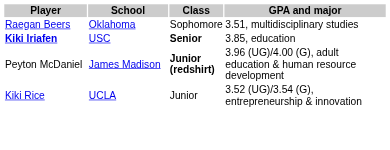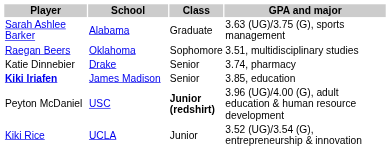+ row: (35, 30)
+ row: (40, 64)
(100, 39) USC -> (125, 78) James Madison
(186, 39) bold -> (185, 78) normal
(125, 64) James Madison -> (100, 104) USC
